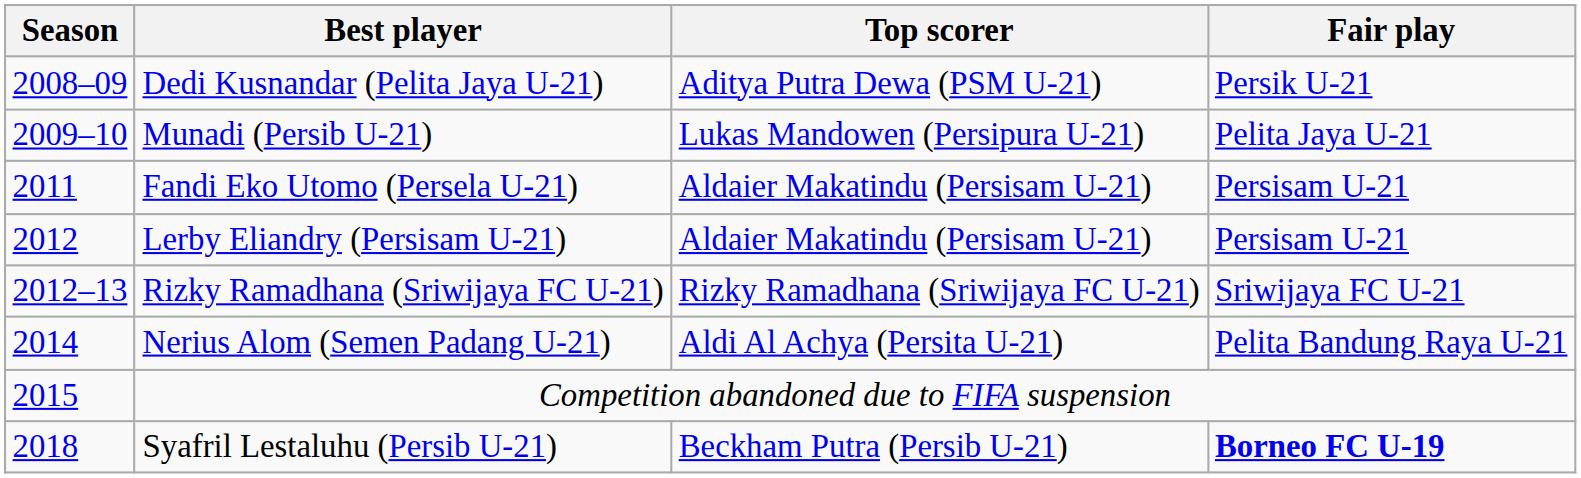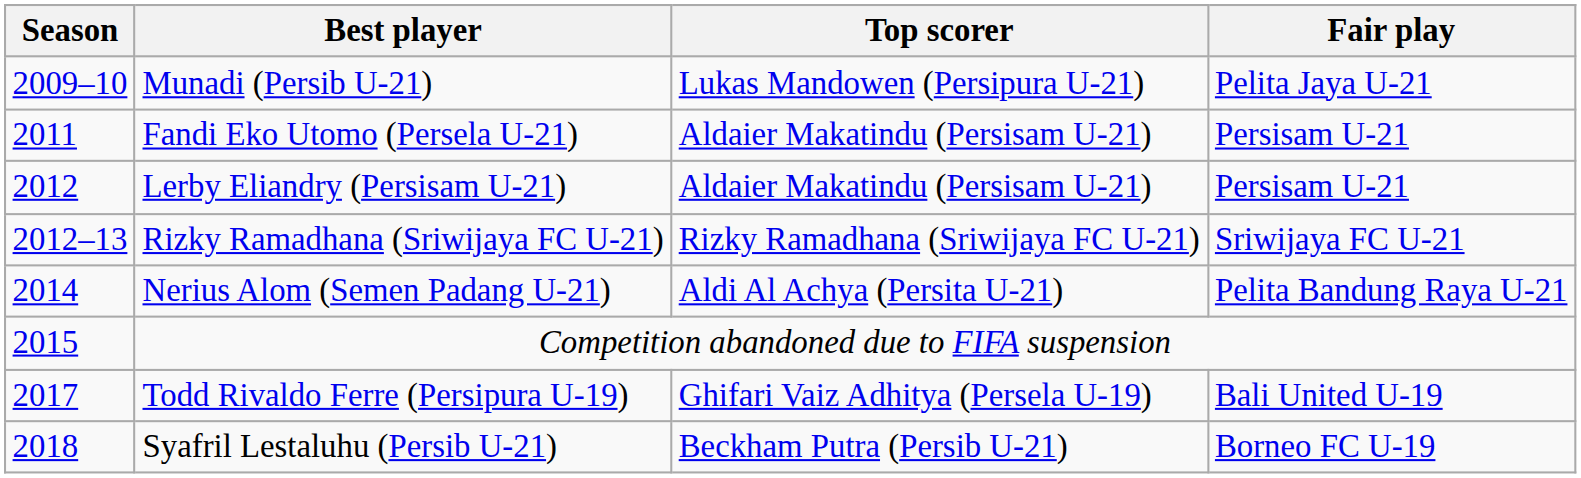- row: (373, 82)
+ row: (385, 394)
(1330, 446) bold -> (1325, 446) normal
